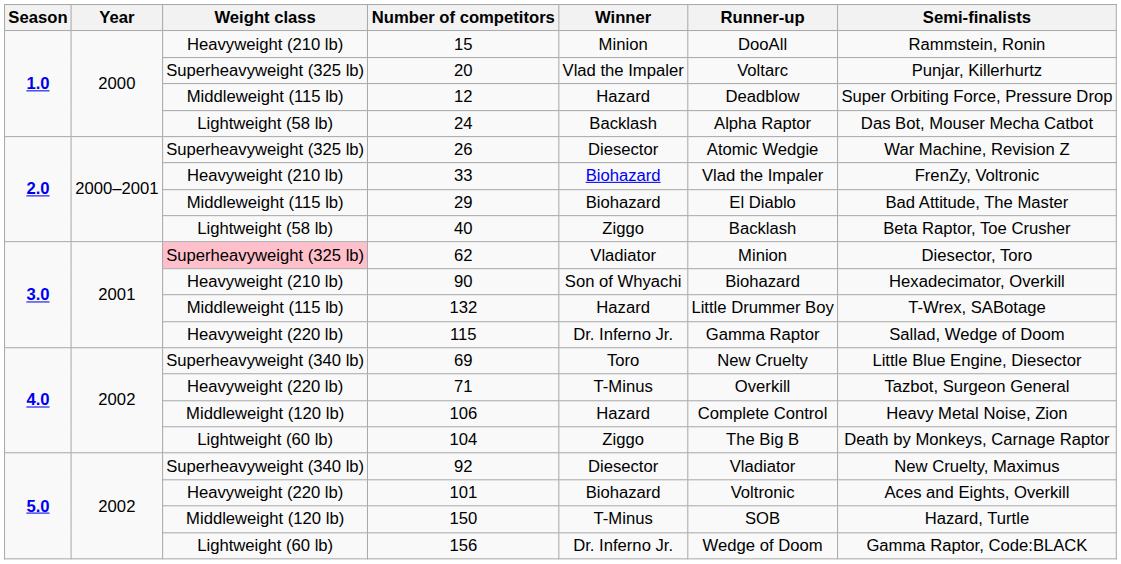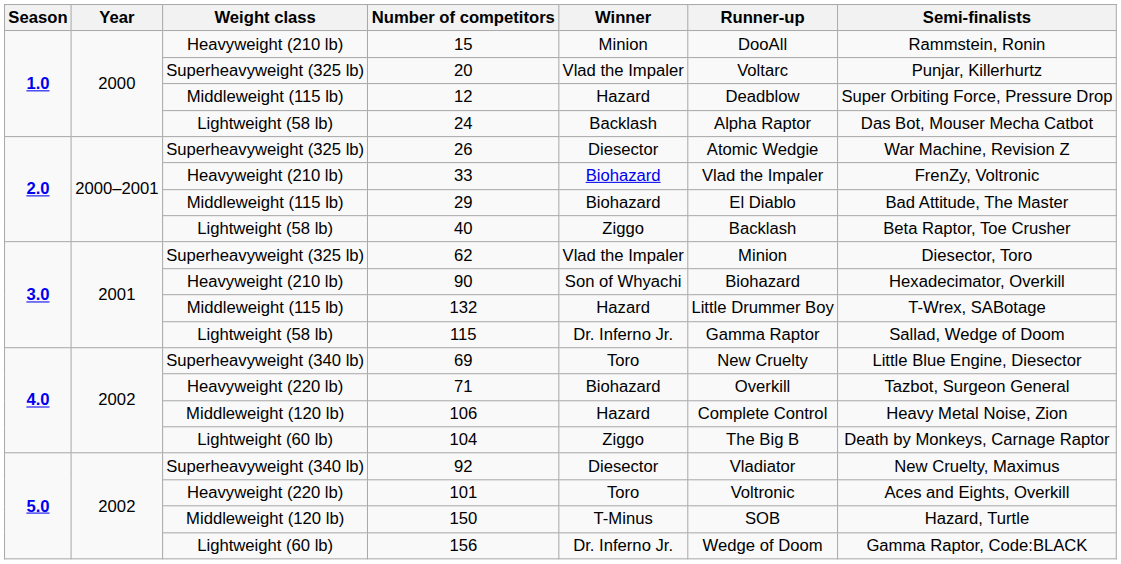(265, 255) pink background -> (265, 255) no background
(623, 255) Vladiator -> (623, 255) Vlad the Impaler
(265, 334) Heavyweight (220 lb) -> (265, 334) Lightweight (58 lb)
(623, 387) T-Minus -> (623, 387) Biohazard
(623, 492) Biohazard -> (623, 492) Toro
